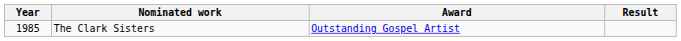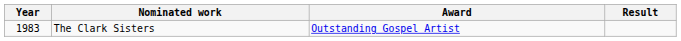(28, 29) 1985 -> (28, 29) 1983
